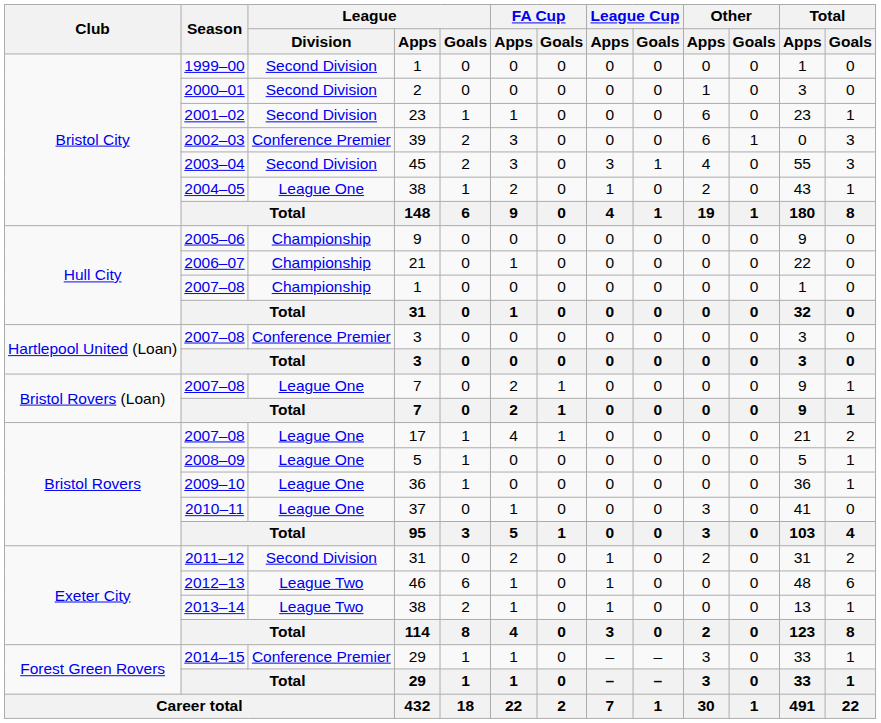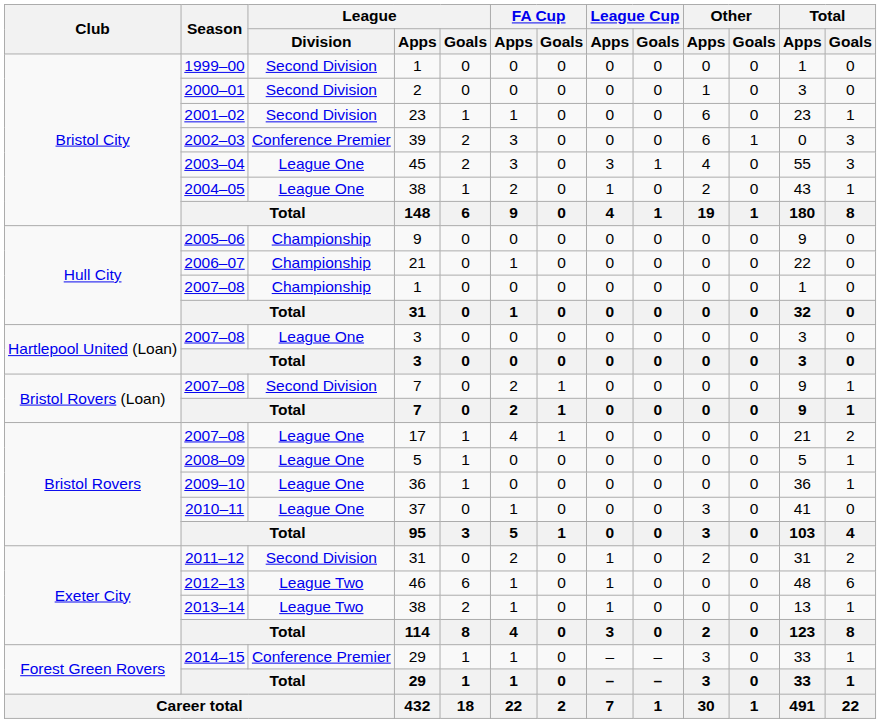(321, 164) Second Division -> (321, 164) League One
(321, 336) Conference Premier -> (321, 336) League One
(321, 386) League One -> (321, 386) Second Division
